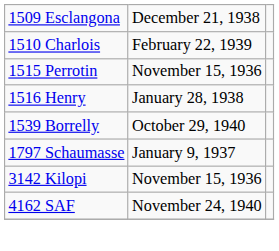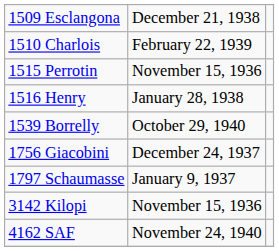+ row: (59, 152)
